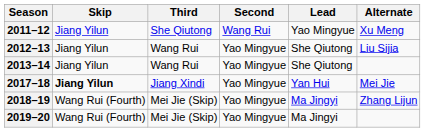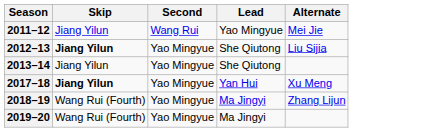- column: (184, 13)
(382, 30) Xu Meng -> (305, 30) Mei Jie
(82, 48) normal -> (84, 48) bold
(377, 83) Mei Jie -> (310, 83) Xu Meng
